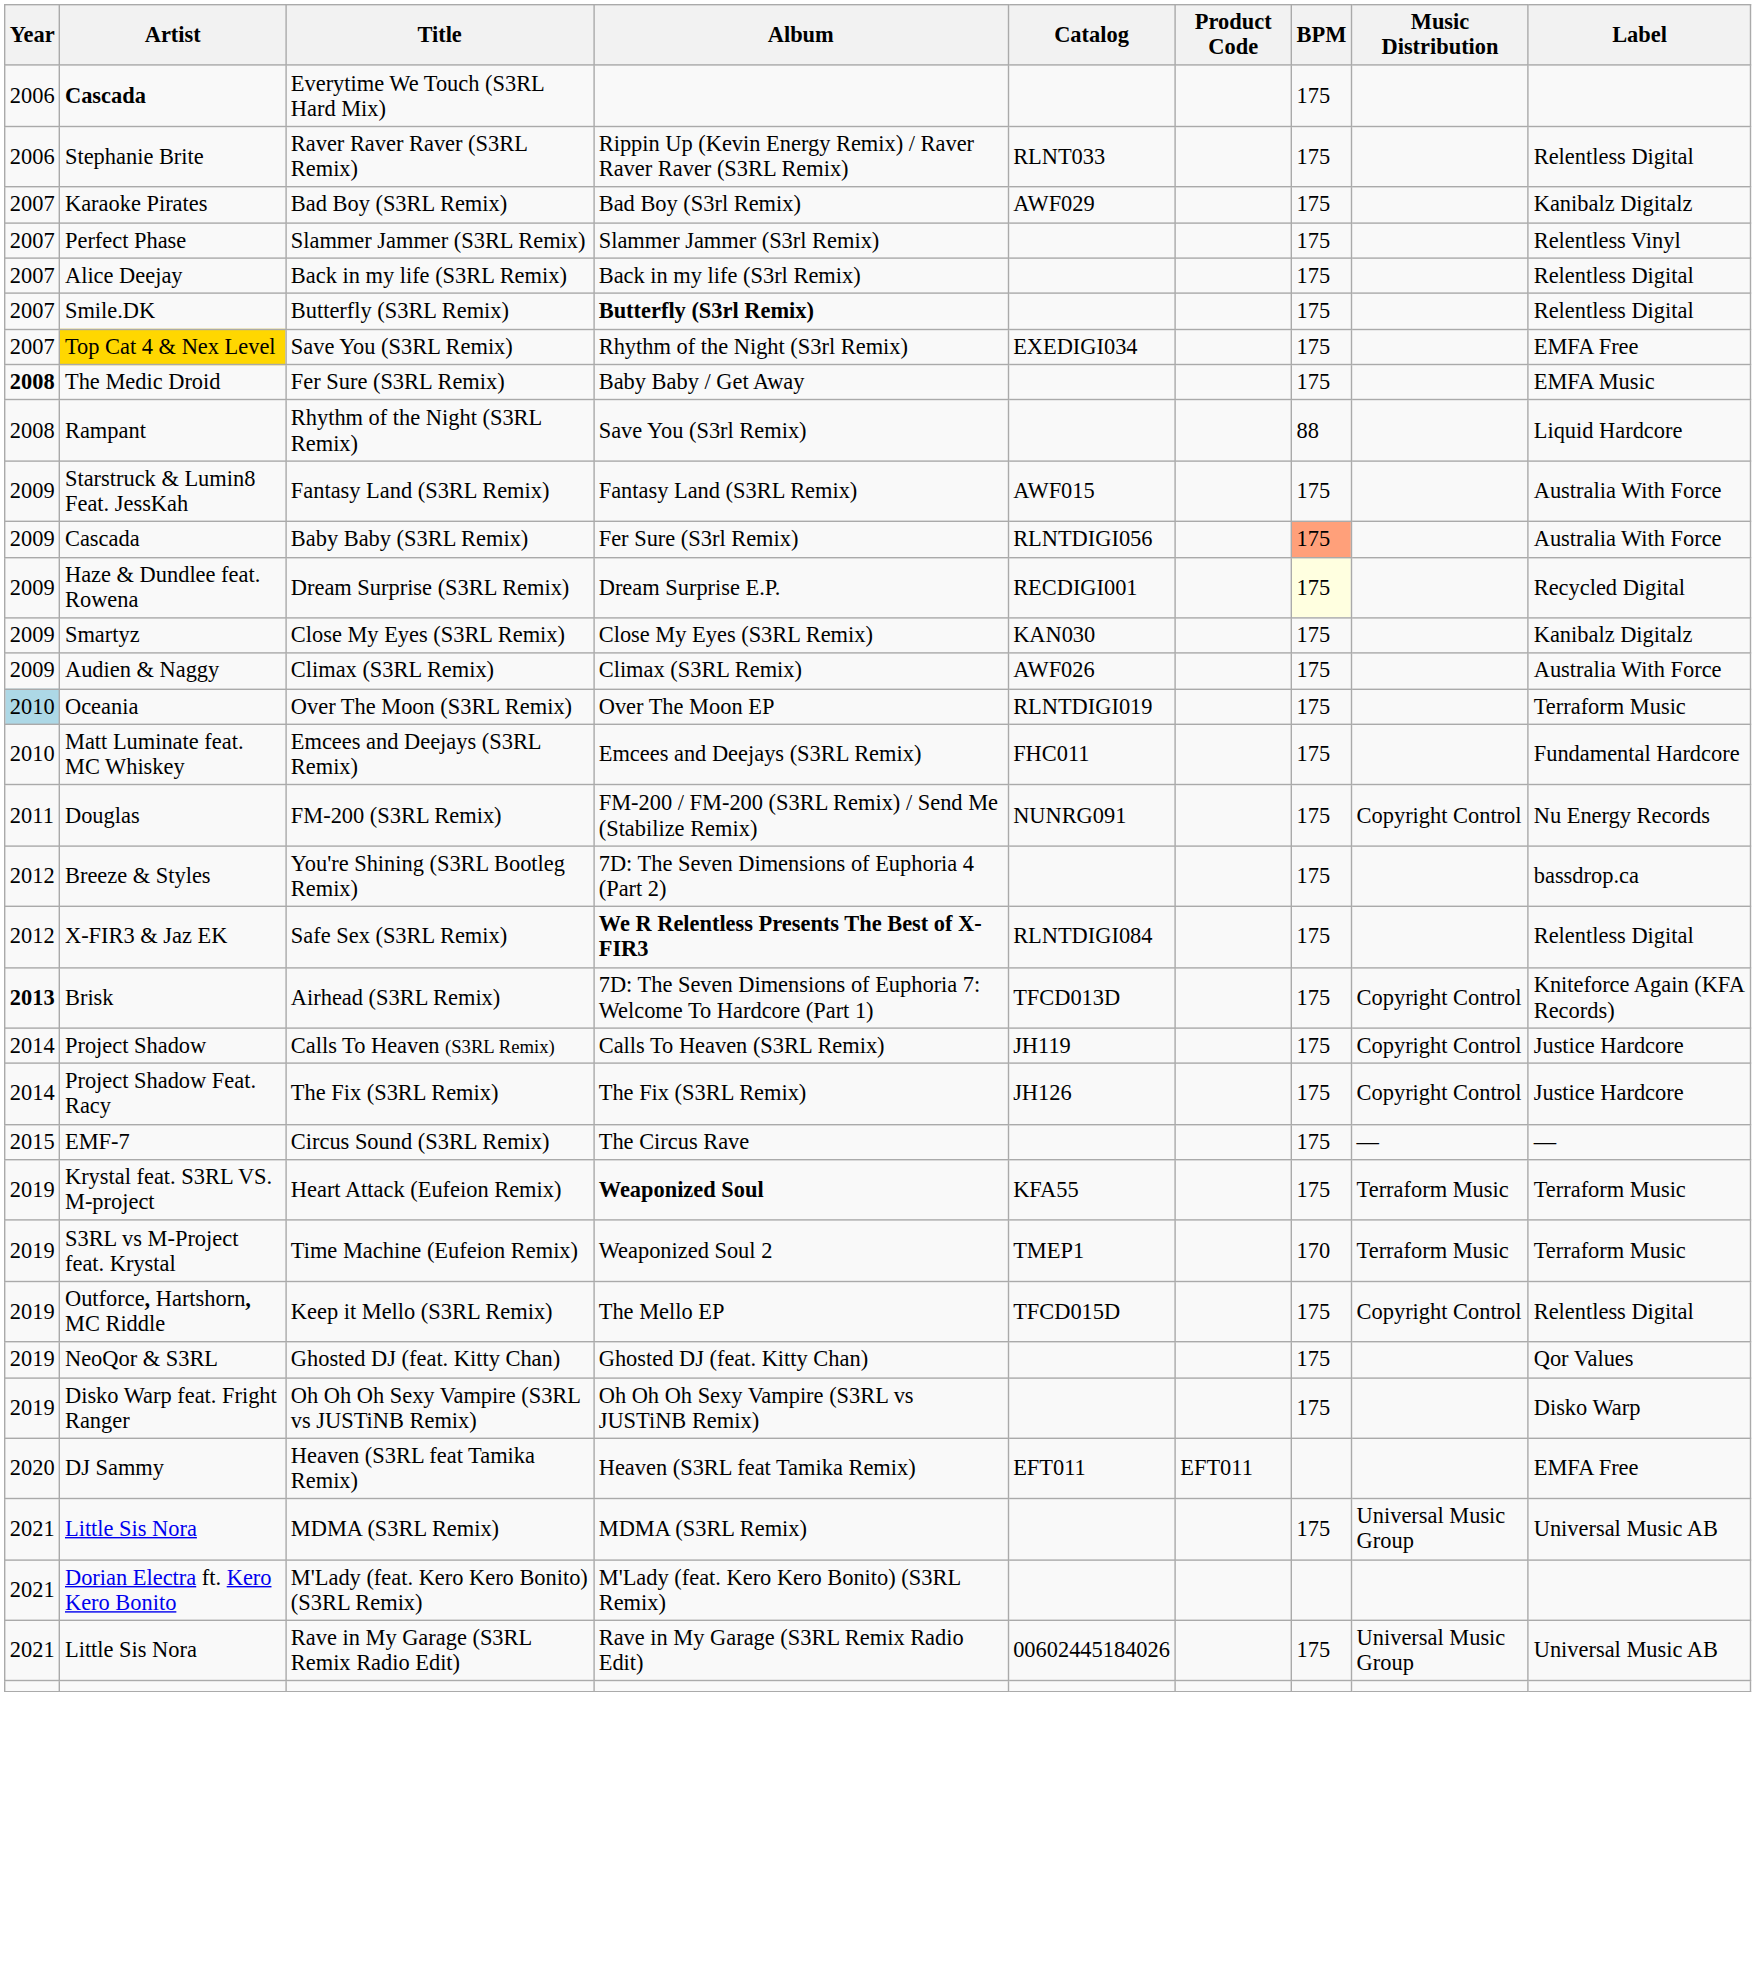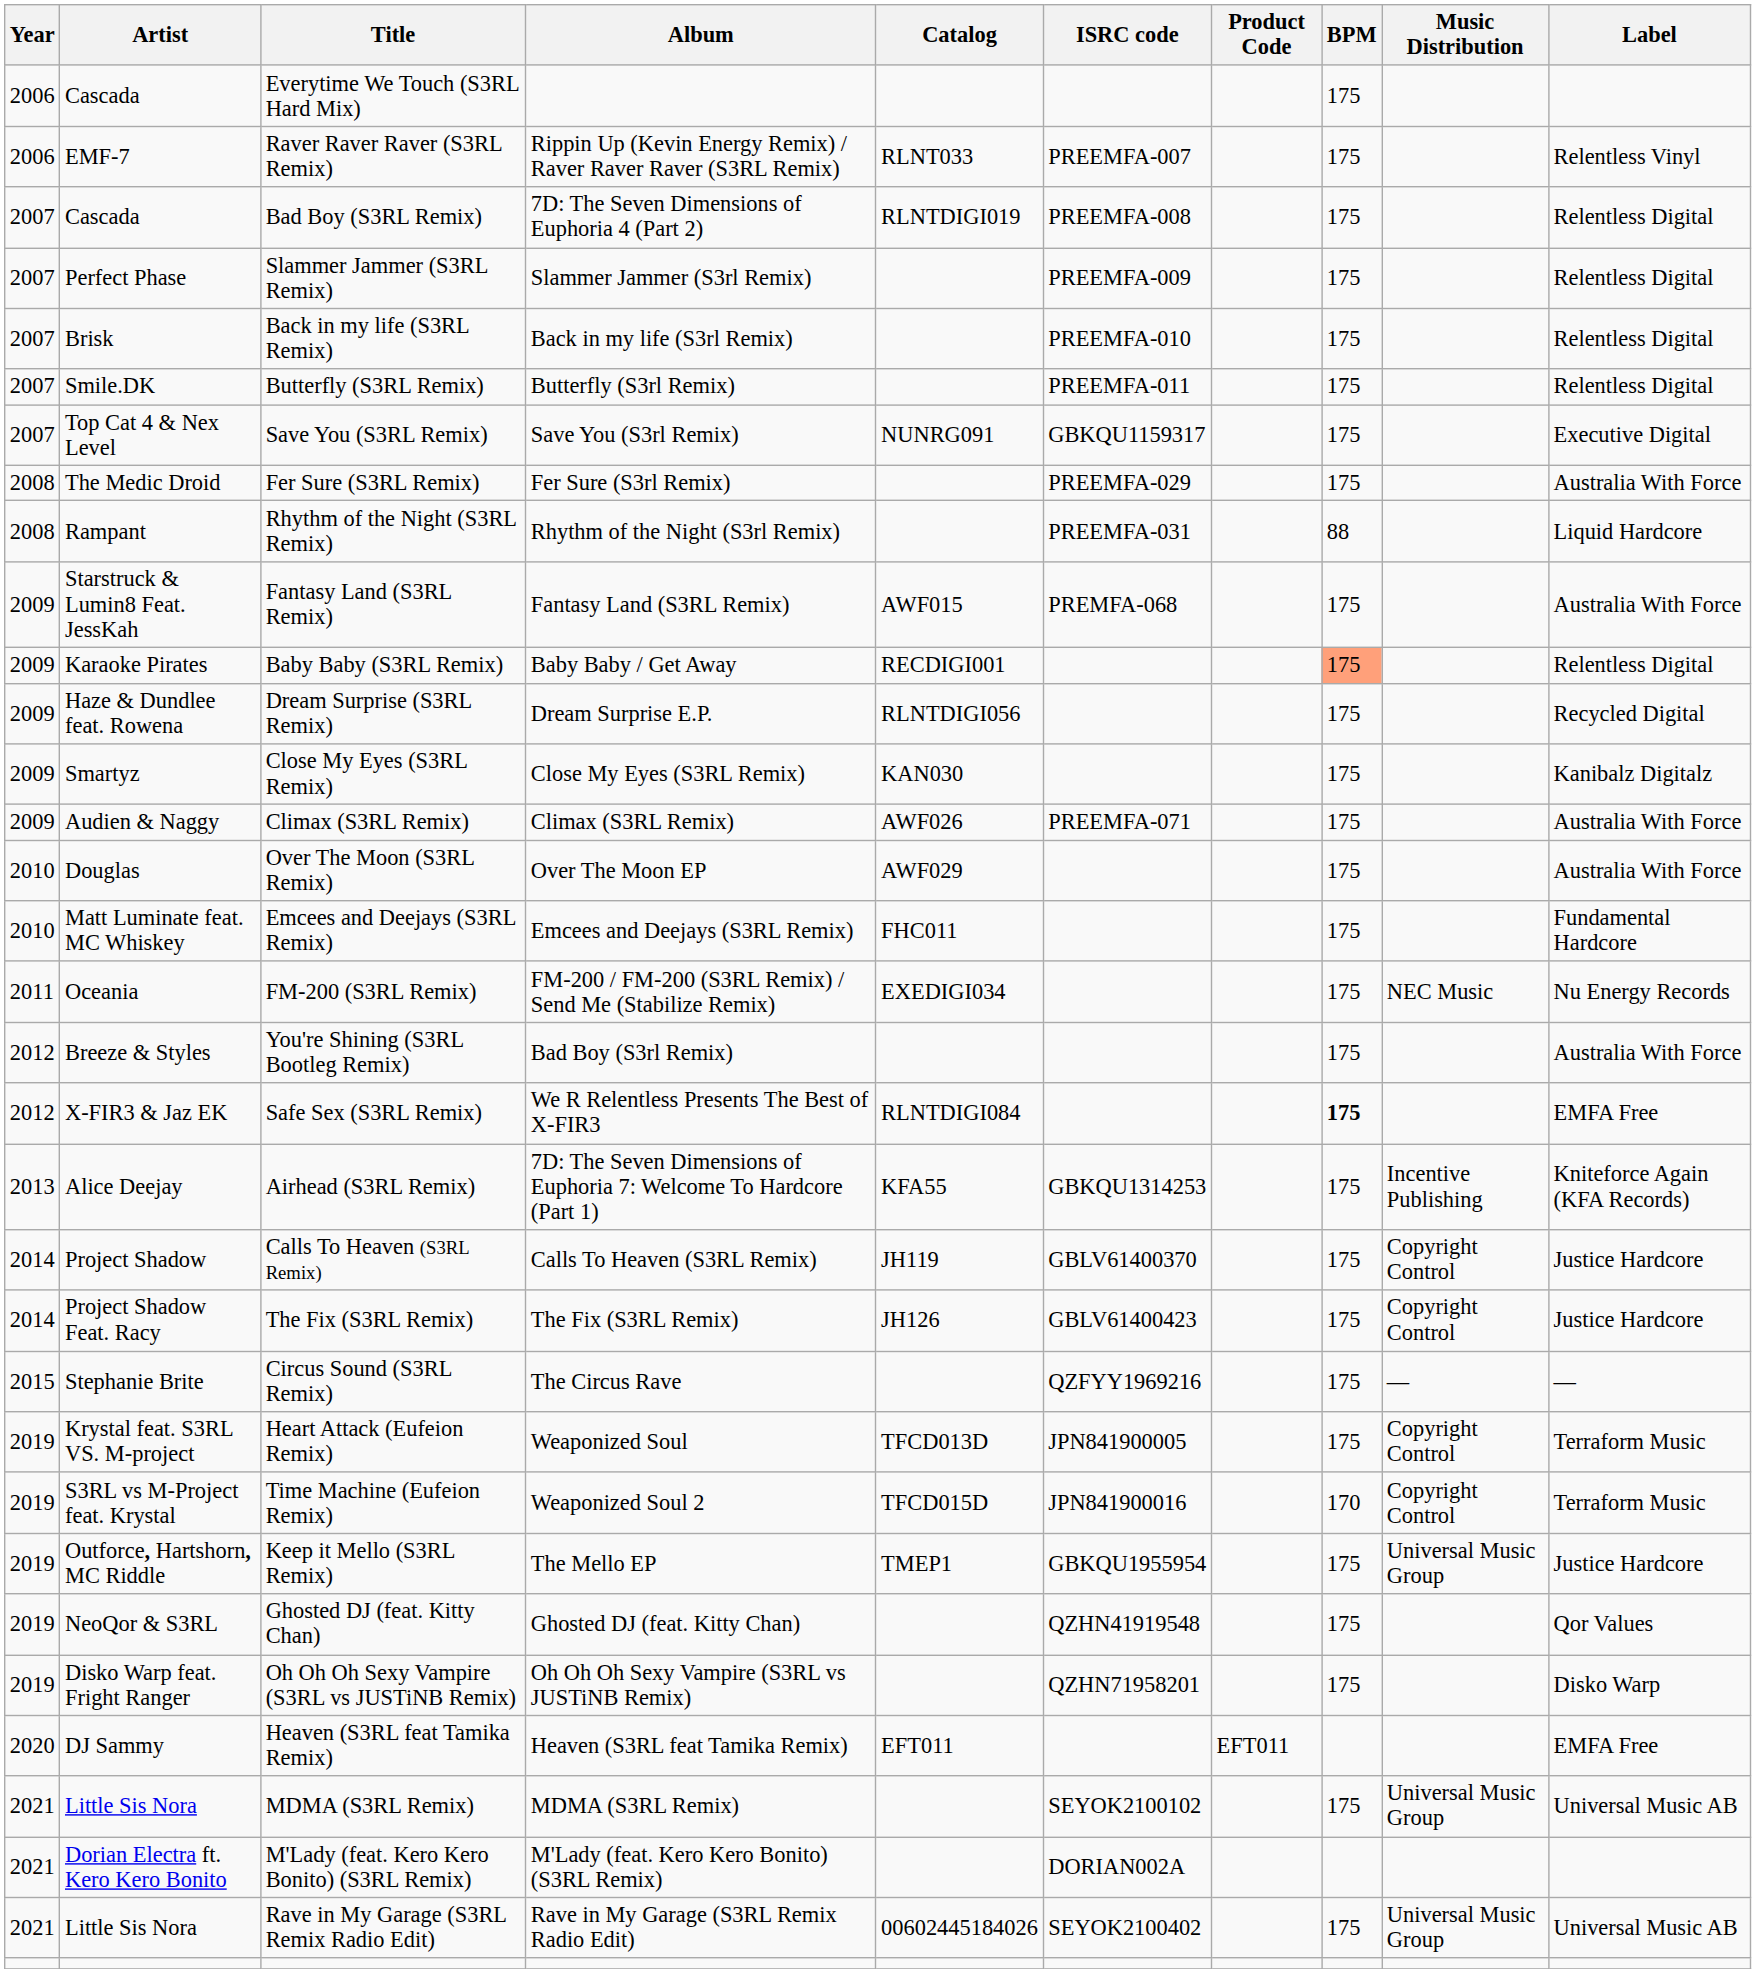+ column: (1127, 34)
(105, 95) bold -> (102, 95) normal
(134, 156) Stephanie Brite -> (97, 156) EMF-7
(1614, 156) Relentless Digital -> (1627, 156) Relentless Vinyl
(136, 204) Karaoke Pirates -> (102, 217) Cascada
(700, 204) Bad Boy (S3rl Remix) -> (666, 217) 7D: The Seven Dimensions of Euphoria 4 (Part 2)
(1054, 204) AWF029 -> (951, 217) RLNTDIGI019
(1613, 204) Kanibalz Digitalz -> (1634, 217) Relentless Digital
(1607, 239) Relentless Vinyl -> (1634, 277) Relentless Digital
(124, 275) Alice Deejay -> (89, 338) Brisk
(706, 311) bold -> (633, 386) normal
(170, 346) gold background -> (142, 434) no background
(753, 346) Rhythm of the Night (S3rl Remix) -> (635, 434) Save You (S3rl Remix)
(1075, 346) EXEDIGI034 -> (938, 434) NUNRG091
(1586, 346) EMFA Free -> (1632, 434) Executive Digital
(32, 382) bold -> (32, 482) normal
(702, 382) Baby Baby / Get Away -> (631, 482) Fer Sure (S3rl Remix)
(1594, 382) EMFA Music -> (1647, 482) Australia With Force
(703, 430) Save You (S3rl Remix) -> (685, 530) Rhythm of the Night (S3rl Remix)
(102, 539) Cascada -> (136, 665) Karaoke Pirates
(699, 539) Fer Sure (S3rl Remix) -> (634, 665) Baby Baby / Get Away
(1083, 539) RLNTDIGI056 -> (943, 665) RECDIGI001
(1628, 539) Australia With Force -> (1634, 665) Relentless Digital
(1075, 587) RECDIGI001 -> (951, 713) RLNTDIGI056
(1313, 587) lightyellow background -> (1344, 713) no background
(32, 706) lightblue background -> (32, 870) no background
(102, 706) Oceania -> (102, 870) Douglas
(1083, 706) RLNTDIGI019 -> (922, 870) AWF029
(1610, 706) Terraform Music -> (1647, 870) Australia With Force
(102, 815) Douglas -> (102, 991) Oceania
(1070, 815) NUNRG091 -> (943, 991) EXEDIGI034
(1439, 815) Copyright Control -> (1440, 991) NEC Music
(786, 875) 7D: The Seven Dimensions of Euphoria 4 (Part 2) -> (632, 1052) Bad Boy (S3rl Remix)
(1586, 875) bassdrop.ca -> (1647, 1052) Australia With Force
(790, 936) bold -> (700, 1113) normal
(1313, 936) normal -> (1344, 1113) bold
(1614, 936) Relentless Digital -> (1606, 1113) EMFA Free
(32, 997) bold -> (32, 1186) normal
(89, 997) Brisk -> (124, 1186) Alice Deejay
(1067, 997) TFCD013D -> (914, 1186) KFA55
(1439, 997) Copyright Control -> (1435, 1186) Incentive Publishing
(97, 1141) EMF-7 -> (134, 1381) Stephanie Brite
(681, 1189) bold -> (609, 1441) normal
(1046, 1189) KFA55 -> (935, 1441) TFCD013D
(1433, 1189) Terraform Music -> (1432, 1441) Copyright Control
(1049, 1250) TMEP1 -> (935, 1502) TFCD015D
(1433, 1250) Terraform Music -> (1432, 1502) Copyright Control
(1067, 1311) TFCD015D -> (917, 1563) TMEP1
(1439, 1311) Copyright Control -> (1461, 1563) Universal Music Group
(1614, 1311) Relentless Digital -> (1629, 1563) Justice Hardcore
